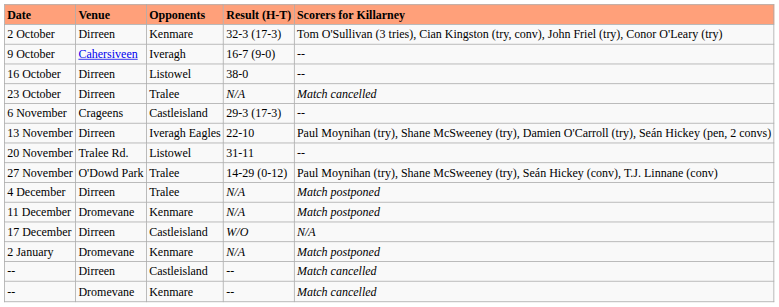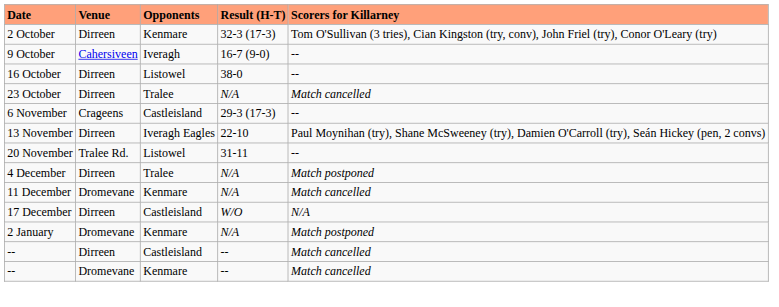- row: (40, 172)
(338, 212) Match postponed -> (331, 192) Match cancelled
